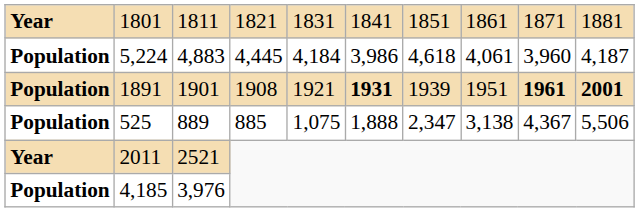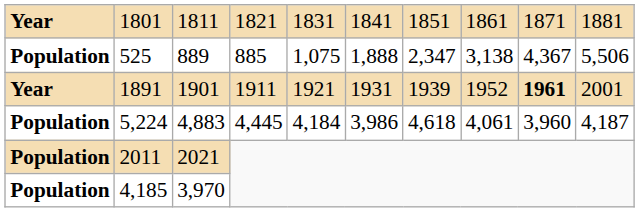rows swapped: (135, 122) <-> (143, 55)
(60, 88) Population -> (32, 88) Year
(256, 88) 1908 -> (256, 88) 1911
(371, 88) bold -> (371, 88) normal
(487, 88) 1951 -> (487, 88) 1952
(602, 88) bold -> (602, 88) normal
(32, 156) Year -> (60, 156) Population
(198, 156) 2521 -> (198, 156) 2021
(201, 190) 3,976 -> (201, 190) 3,970
